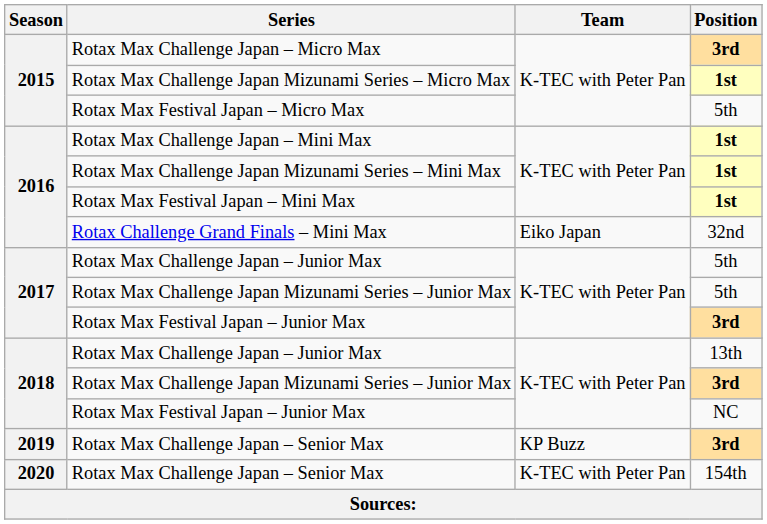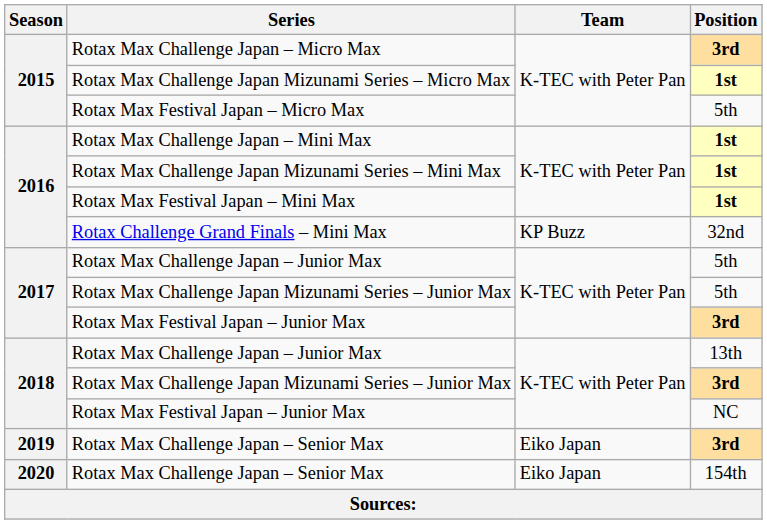(560, 231) Eiko Japan -> (552, 231) KP Buzz
(552, 443) KP Buzz -> (560, 443) Eiko Japan
(603, 473) K-TEC with Peter Pan -> (560, 473) Eiko Japan
